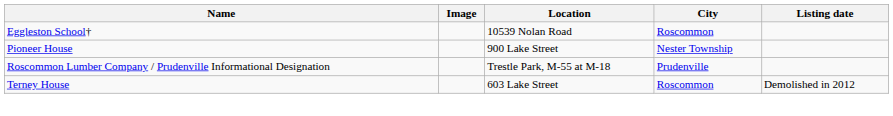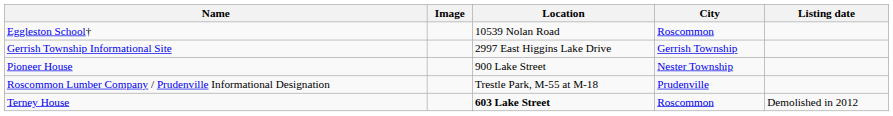+ row: (89, 48)
(523, 84) normal -> (512, 102) bold
